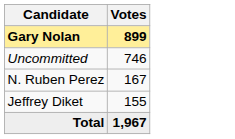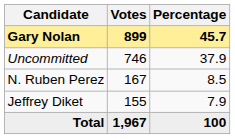+ column: (190, 15)
